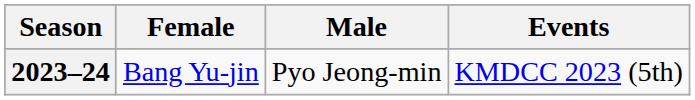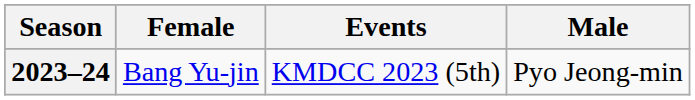columns swapped: (357, 26) <-> (569, 26)
